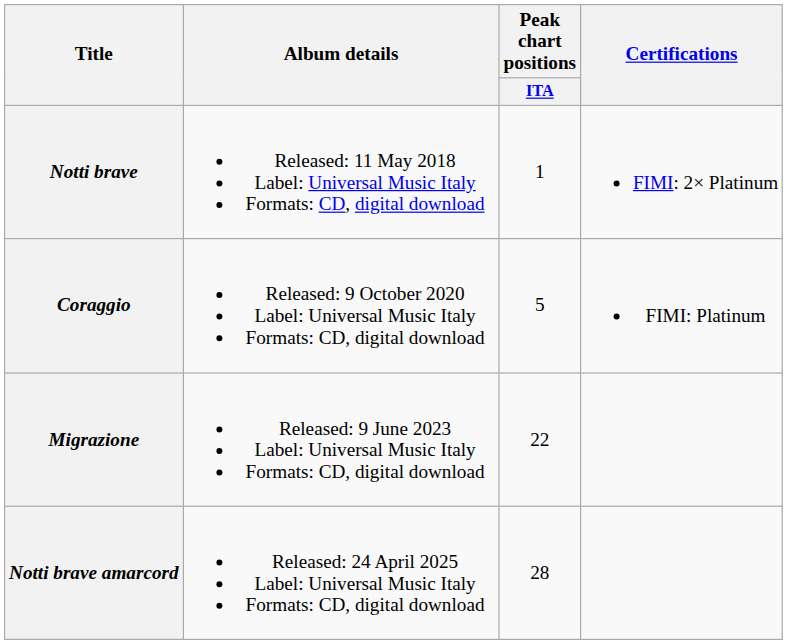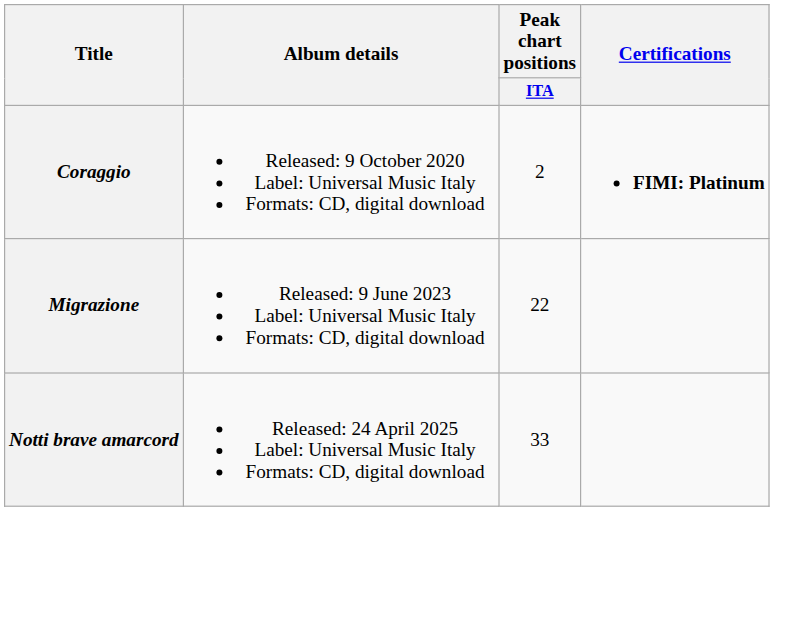- row: (94, 171)
(540, 305) 5 -> (540, 171) 2
(682, 316) normal -> (675, 183) bold
(540, 572) 28 -> (540, 439) 33
